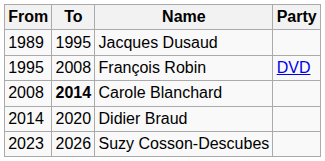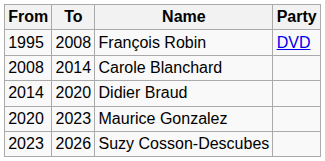- row: (158, 42)
(73, 93) bold -> (73, 67) normal
+ row: (163, 118)
